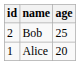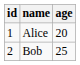rows swapped: (35, 51) <-> (32, 32)
